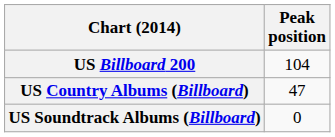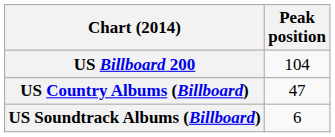(297, 117) 0 -> (297, 117) 6
